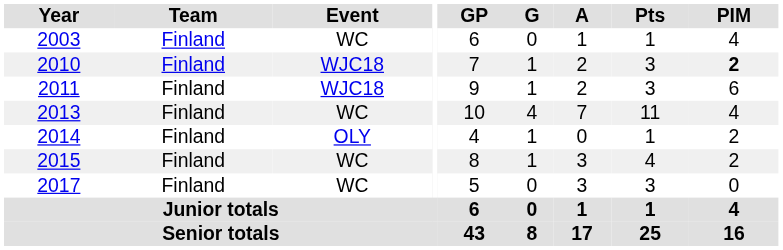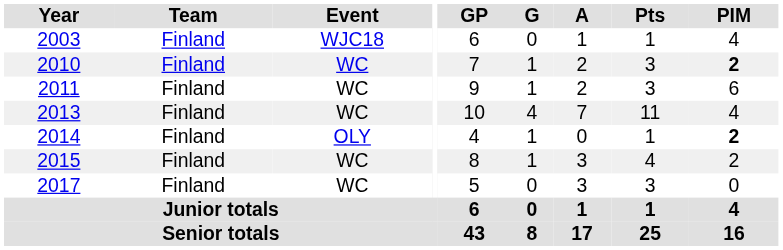(352, 40) WC -> (352, 40) WJC18
(352, 64) WJC18 -> (352, 64) WC
(352, 88) WJC18 -> (352, 88) WC
(734, 136) normal -> (734, 136) bold
